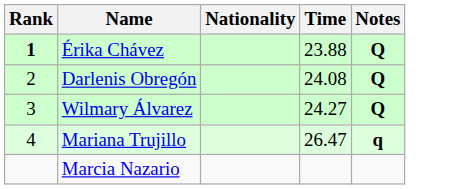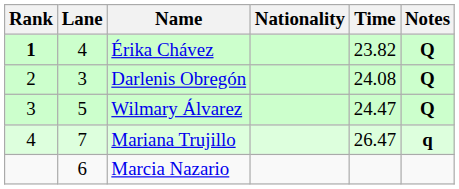+ column: (82, 19)
(325, 49) 23.88 -> (375, 49) 23.82
(325, 109) 24.27 -> (375, 109) 24.47
